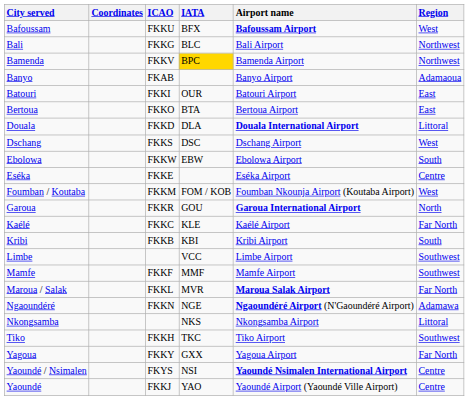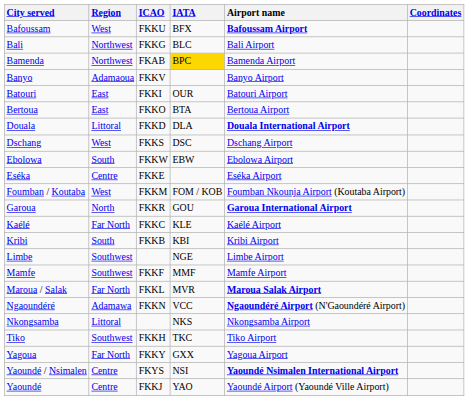columns swapped: (433, 12) <-> (117, 12)
(161, 61) FKKV -> (152, 61) FKAB
(161, 77) FKAB -> (152, 77) FKKV
(191, 257) VCC -> (183, 257) NGE
(191, 306) NGE -> (183, 306) VCC
